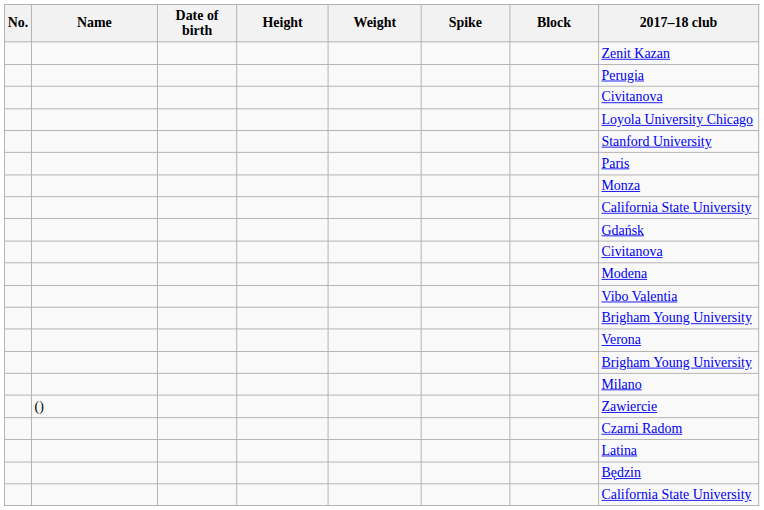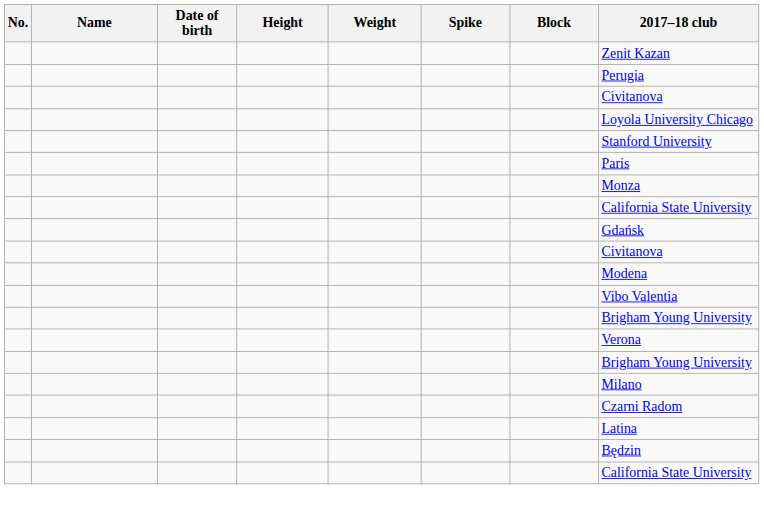- row: (18, 406)
